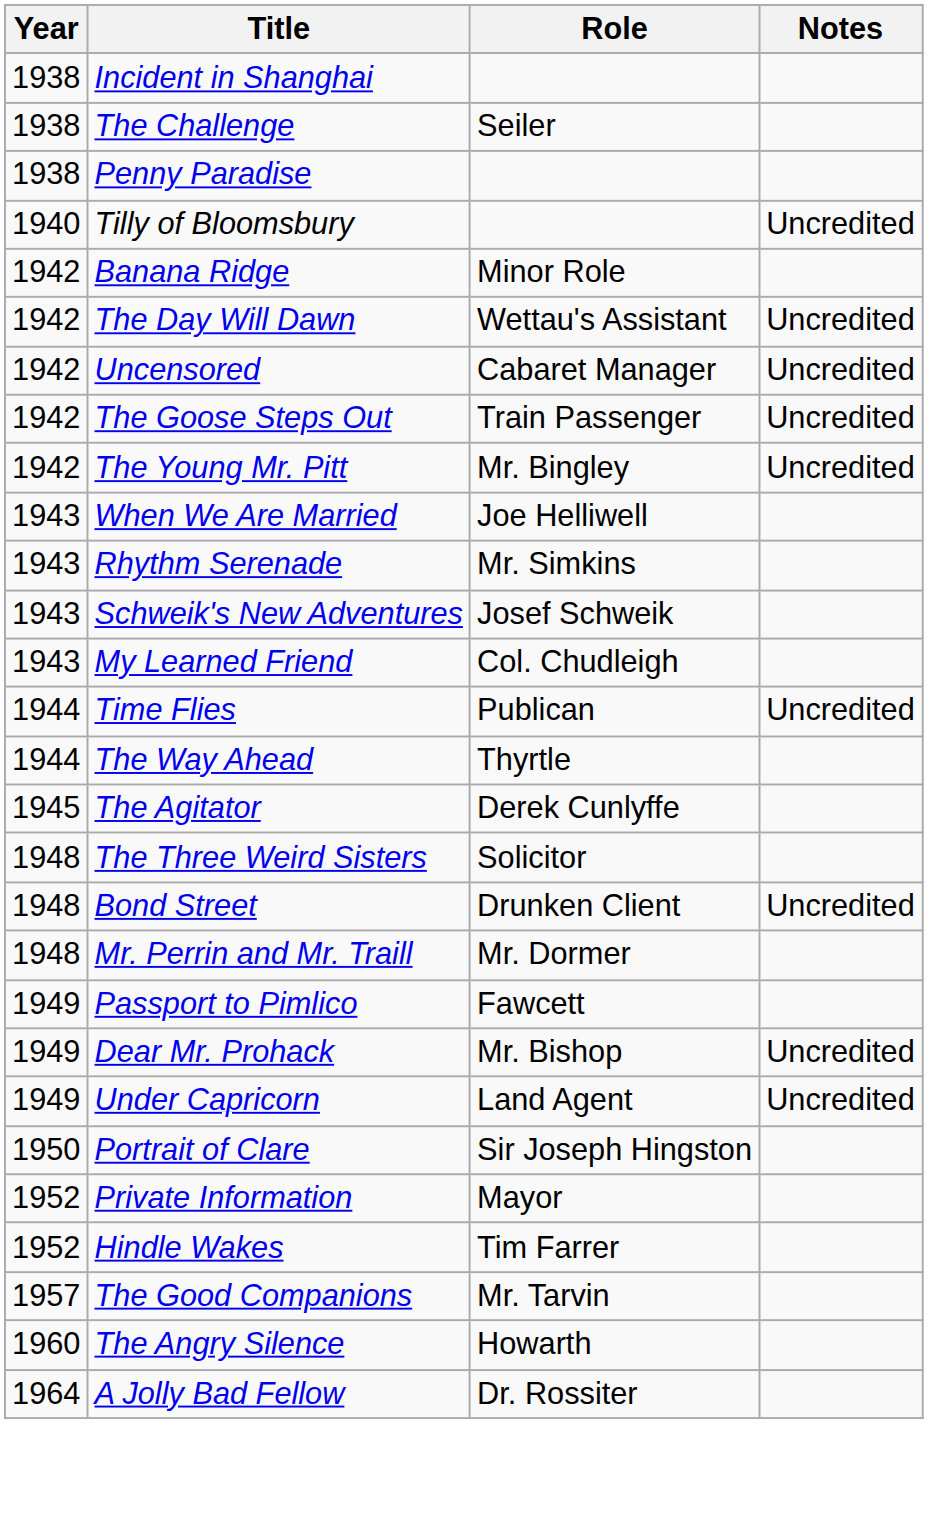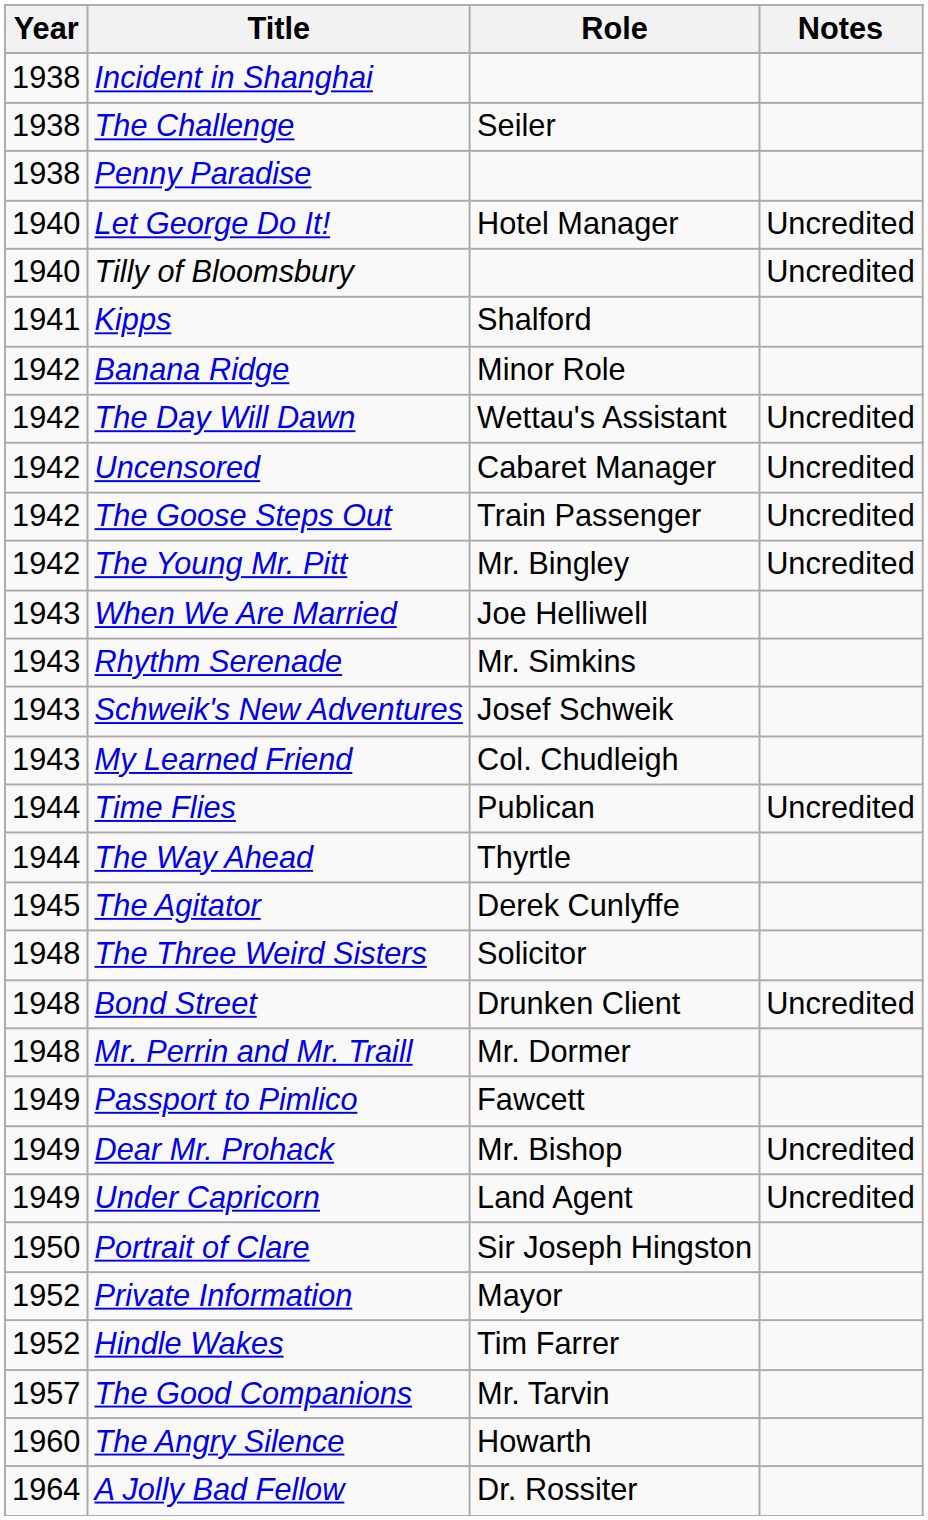+ row: (212, 223)
+ row: (133, 321)
